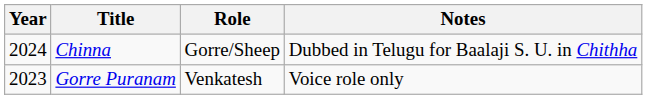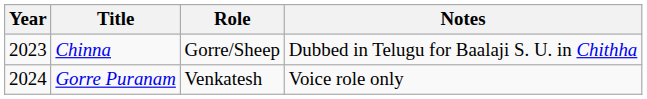(28, 49) 2024 -> (28, 49) 2023
(28, 79) 2023 -> (28, 79) 2024
